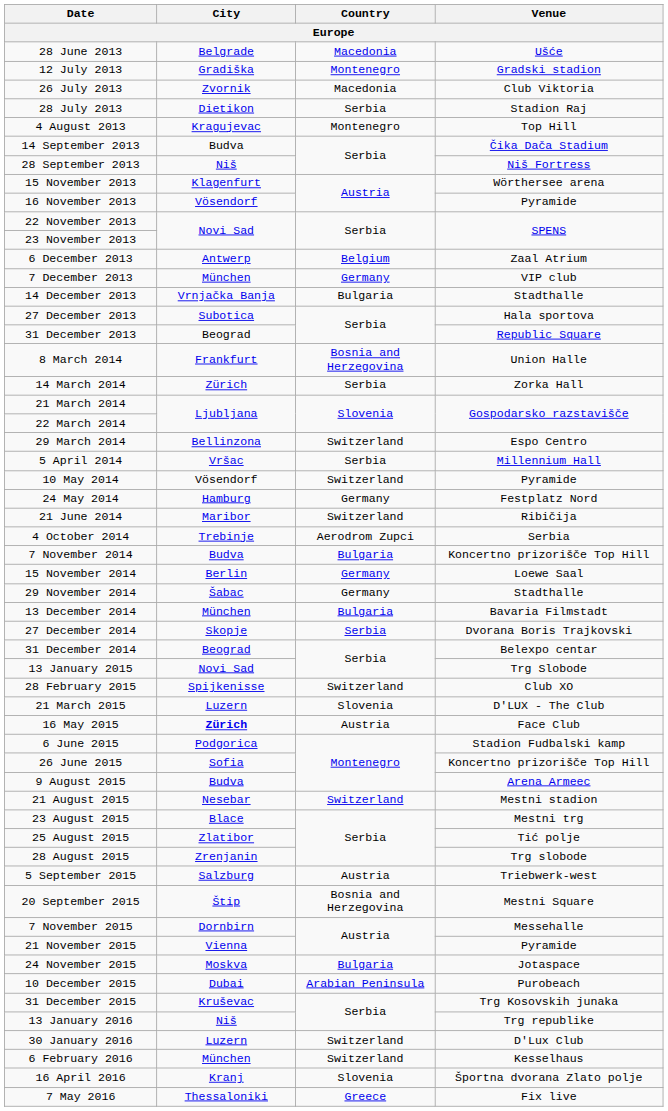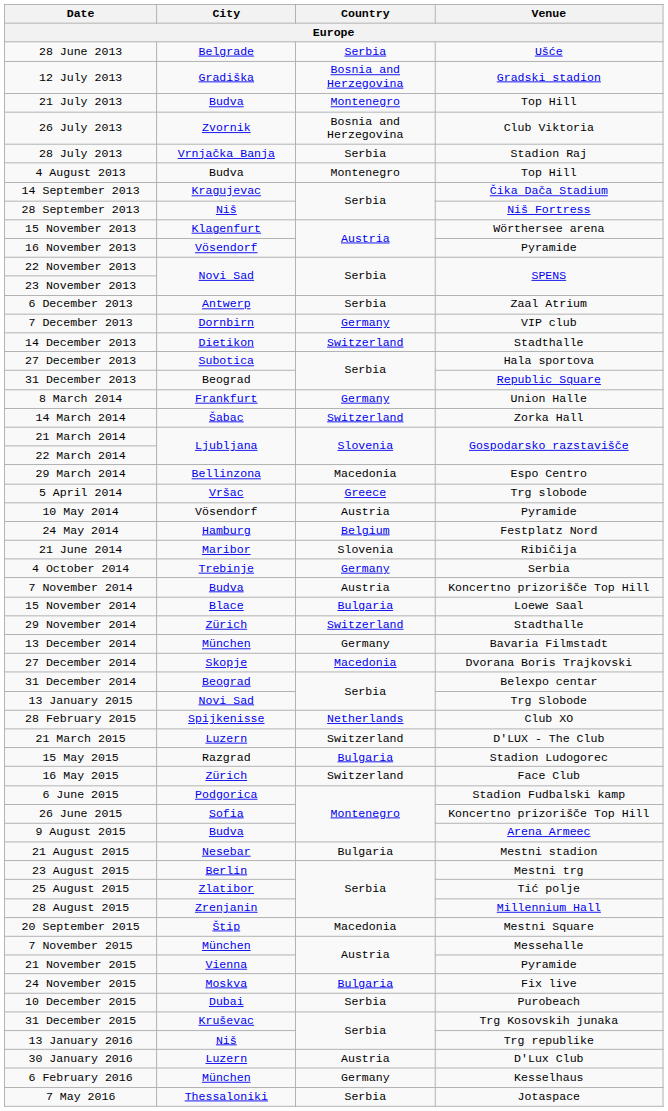(365, 52) Macedonia -> (365, 52) Serbia
(365, 70) Montenegro -> (365, 77) Bosnia and Herzegovina
+ row: (81, 103)
(365, 89) Macedonia -> (365, 128) Bosnia and Herzegovina
(226, 108) Dietikon -> (226, 154) Vrnjačka Banja
(226, 127) Kragujevac -> (226, 173) Budva
(226, 146) Budva -> (226, 191) Kragujevac
(365, 259) Belgium -> (365, 305) Serbia
(226, 278) München -> (226, 323) Dornbirn
(226, 297) Vrnjačka Banja -> (226, 342) Dietikon
(365, 297) Bulgaria -> (365, 342) Switzerland
(365, 360) Bosnia and Herzegovina -> (365, 399) Germany
(226, 386) Zürich -> (226, 418) Šabac
(365, 386) Serbia -> (365, 418) Switzerland
(365, 442) Switzerland -> (365, 474) Macedonia
(365, 461) Serbia -> (365, 493) Greece
(549, 461) Millennium Hall -> (549, 493) Trg slobode
(365, 480) Switzerland -> (365, 512) Austria
(365, 499) Germany -> (365, 531) Belgium
(365, 518) Switzerland -> (365, 550) Slovenia
(365, 536) Aerodrom Zupci -> (365, 569) Germany
(365, 555) Bulgaria -> (365, 587) Austria
(226, 574) Berlin -> (226, 606) Blace
(365, 574) Germany -> (365, 606) Bulgaria
(226, 593) Šabac -> (226, 625) Zürich
(365, 593) Germany -> (365, 625) Switzerland
(365, 612) Bulgaria -> (365, 644) Germany
(365, 631) Serbia -> (365, 663) Macedonia
(365, 687) Switzerland -> (365, 719) Netherlands
(365, 706) Slovenia -> (365, 738) Switzerland
+ row: (81, 757)
(226, 725) bold -> (226, 776) normal
(365, 725) Austria -> (365, 776) Switzerland
(365, 800) Switzerland -> (365, 851) Bulgaria
(226, 819) Blace -> (226, 870) Berlin
(549, 857) Trg slobode -> (549, 908) Millennium Hall
- row: (81, 876)
(365, 901) Bosnia and Herzegovina -> (365, 927) Macedonia
(226, 927) Dornbirn -> (226, 946) München
(549, 965) Jotaspace -> (549, 983) Fix live
(365, 983) Arabian Peninsula -> (365, 1002) Serbia
(365, 1040) Switzerland -> (365, 1059) Austria
(365, 1059) Switzerland -> (365, 1078) Germany
- row: (81, 1078)
(365, 1097) Greece -> (365, 1097) Serbia
(549, 1097) Fix live -> (549, 1097) Jotaspace
